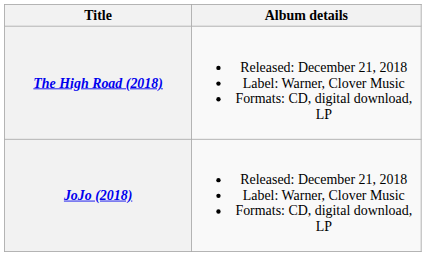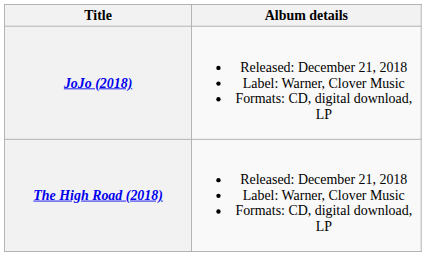rows swapped: (98, 195) <-> (98, 82)
